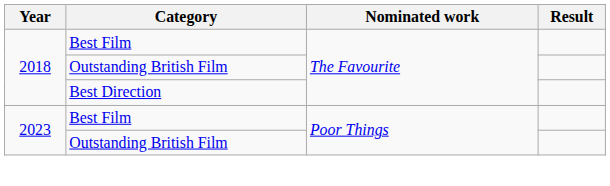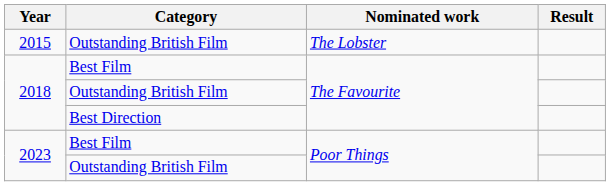+ row: (35, 42)
